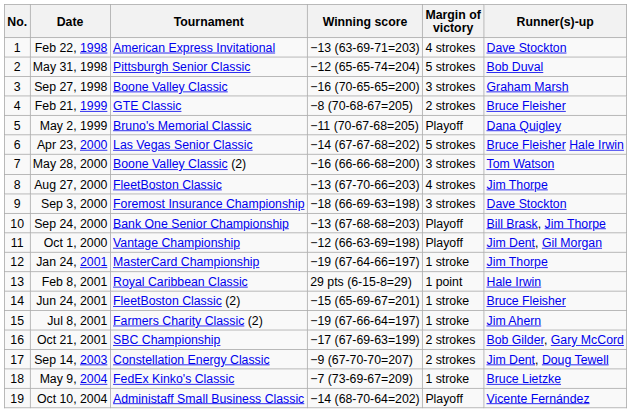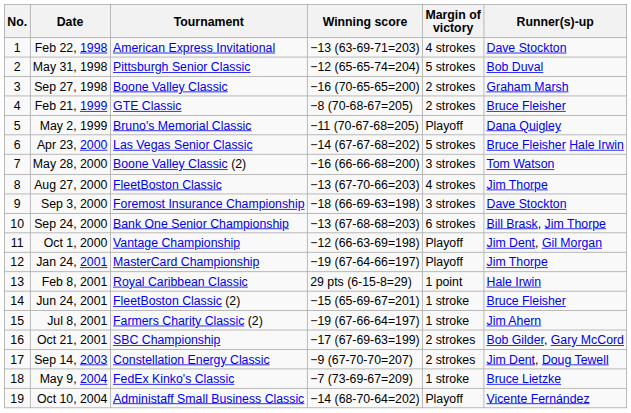(450, 87) 3 strokes -> (450, 87) 2 strokes
(444, 223) Playoff -> (450, 223) 6 strokes
(447, 262) 1 stroke -> (444, 262) Playoff
